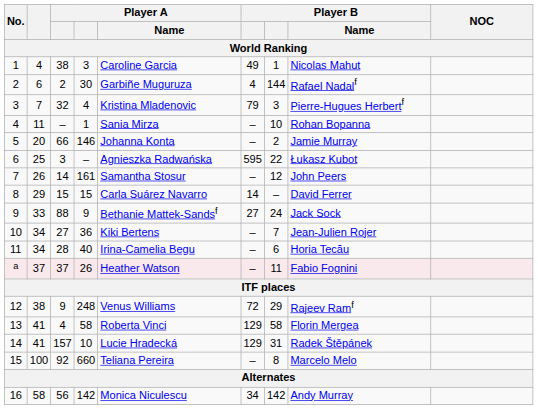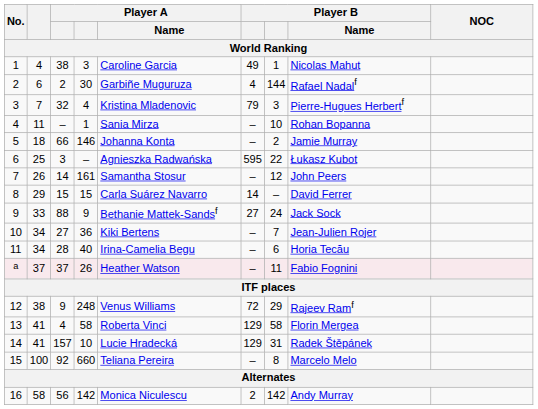(39, 141) 20 -> (39, 141) 18
(253, 395) 34 -> (253, 395) 2
